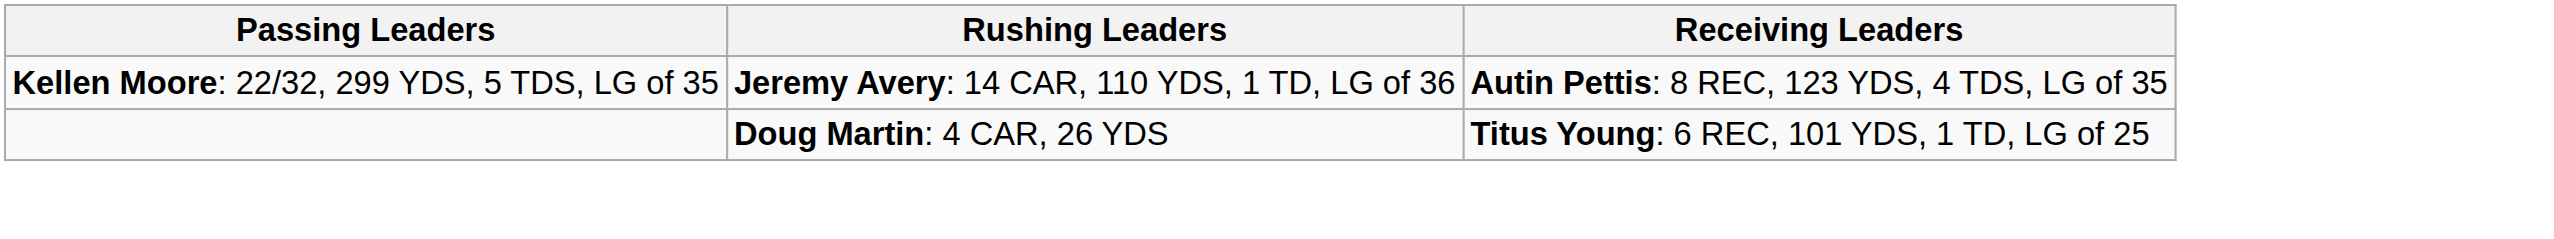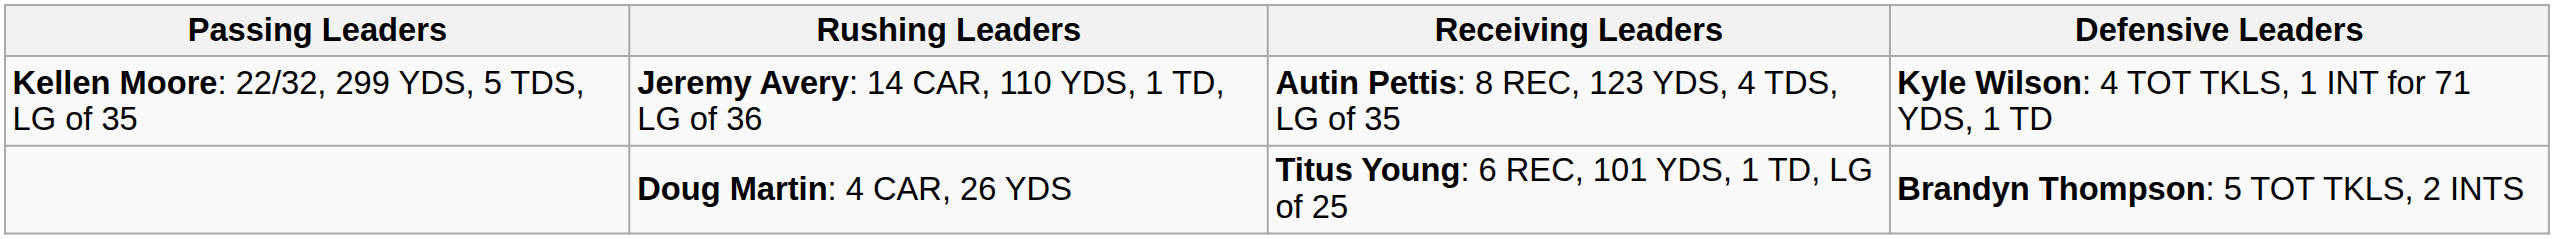+ column: (2219, 30)
